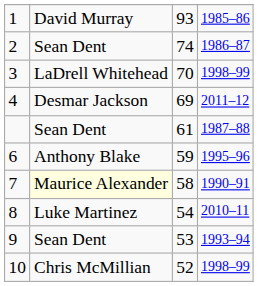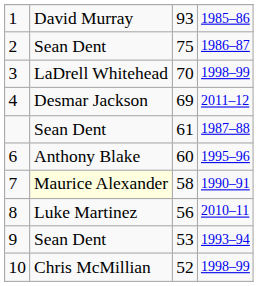(185, 45) 74 -> (185, 45) 75
(185, 156) 59 -> (185, 156) 60
(185, 211) 54 -> (185, 211) 56
